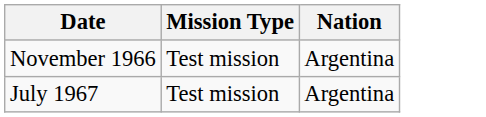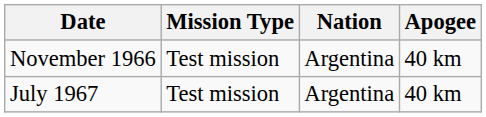+ column: (440, 22)
